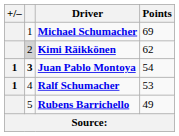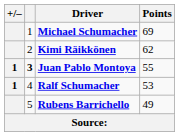(30, 49) lightgrey background -> (30, 49) no background
(148, 67) 54 -> (148, 67) 55
